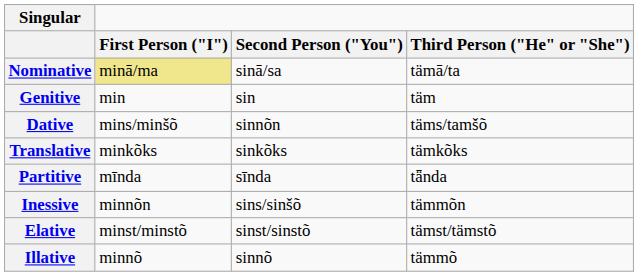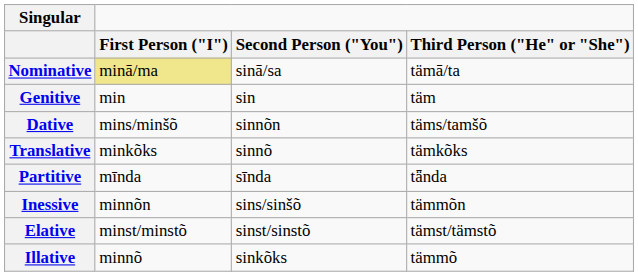(261, 151) sinkõks -> (254, 151) sinnõ
(254, 257) sinnõ -> (261, 257) sinkõks
